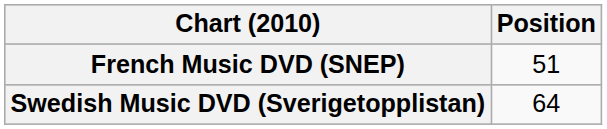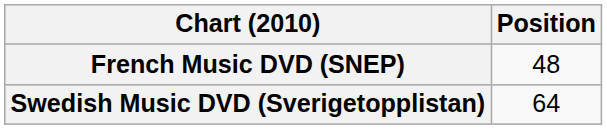(546, 64) 51 -> (546, 64) 48
